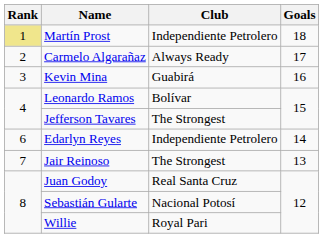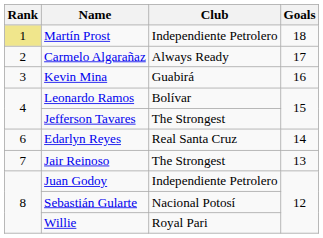(215, 139) Independiente Petrolero -> (194, 139) Real Santa Cruz
(194, 181) Real Santa Cruz -> (215, 181) Independiente Petrolero
